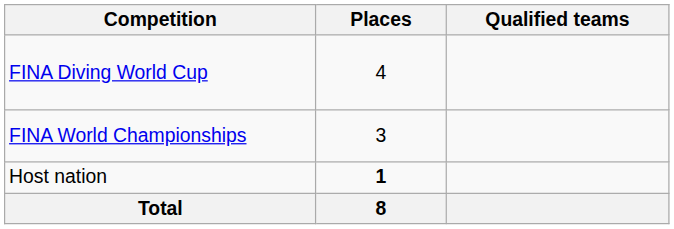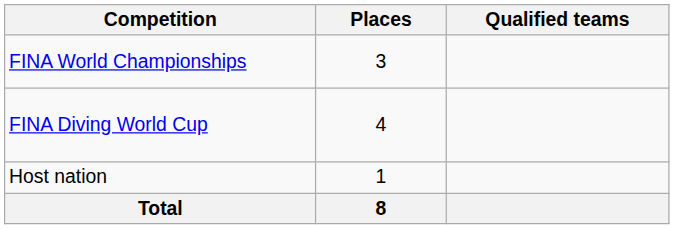rows swapped: (128, 135) <-> (108, 72)
(381, 177) bold -> (381, 177) normal
